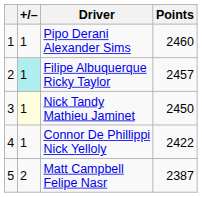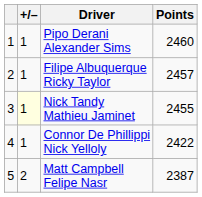(23, 75) paleturquoise background -> (23, 75) no background
(180, 109) 2450 -> (180, 109) 2455
